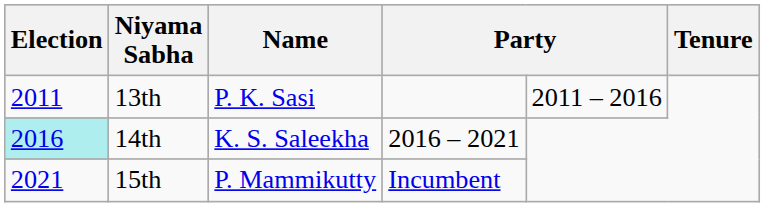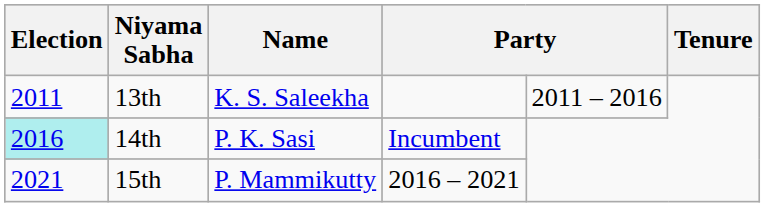(265, 96) P. K. Sasi -> (292, 96) K. S. Saleekha
(292, 138) K. S. Saleekha -> (265, 138) P. K. Sasi
(454, 138) 2016 – 2021 -> (444, 138) Incumbent
(444, 179) Incumbent -> (454, 179) 2016 – 2021
